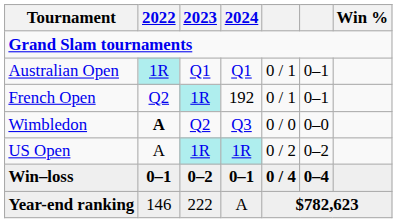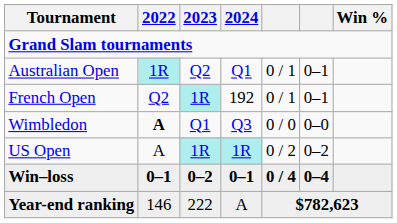(200, 71) Q1 -> (200, 71) Q2
(200, 124) Q2 -> (200, 124) Q1
